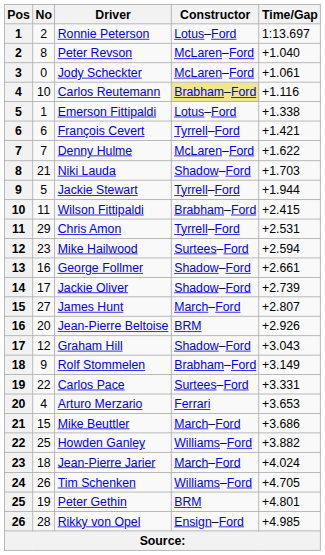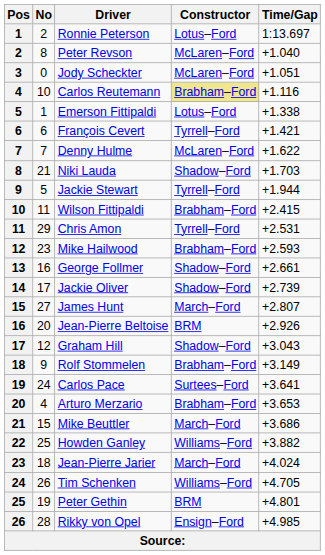(281, 73) +1.061 -> (281, 73) +1.051
(211, 248) Surtees–Ford -> (215, 248) Brabham–Ford
(281, 248) +2.594 -> (281, 248) +2.593
(44, 385) 22 -> (44, 385) 24
(281, 385) +3.331 -> (281, 385) +3.641
(192, 404) Ferrari -> (215, 404) Brabham–Ford
